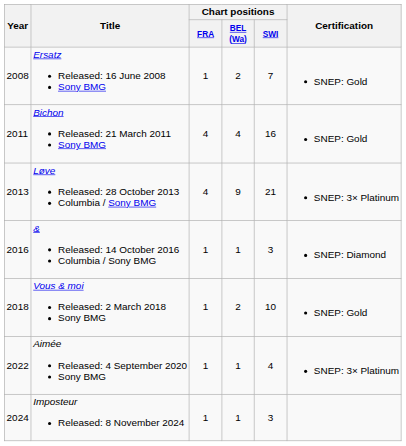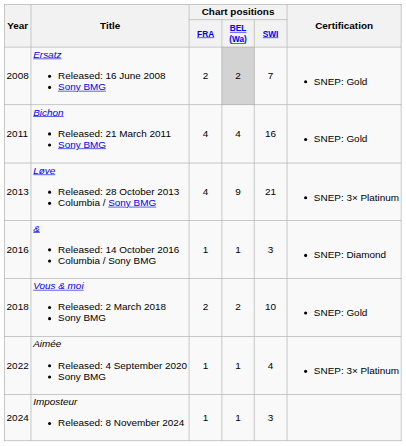(206, 76) 1 -> (206, 76) 2
(238, 76) no background -> (238, 76) lightgrey background
(206, 307) 1 -> (206, 307) 2
